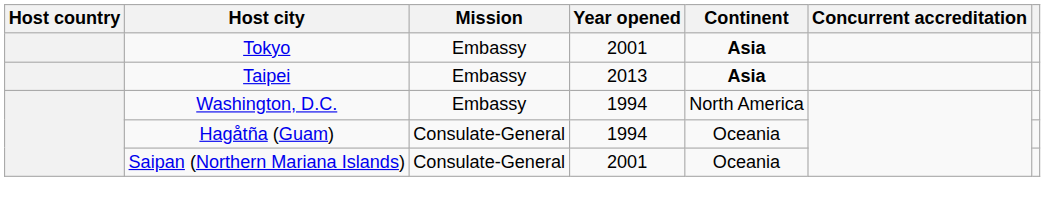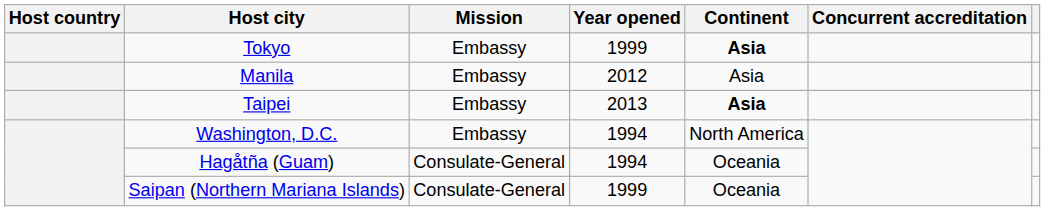(627, 47) 2001 -> (627, 47) 1999
+ row: (267, 76)
(627, 162) 2001 -> (627, 190) 1999
